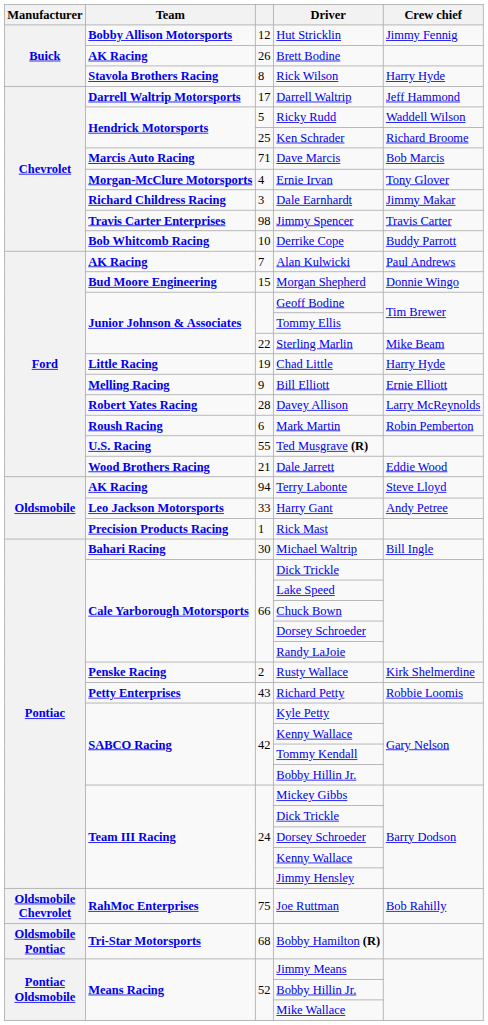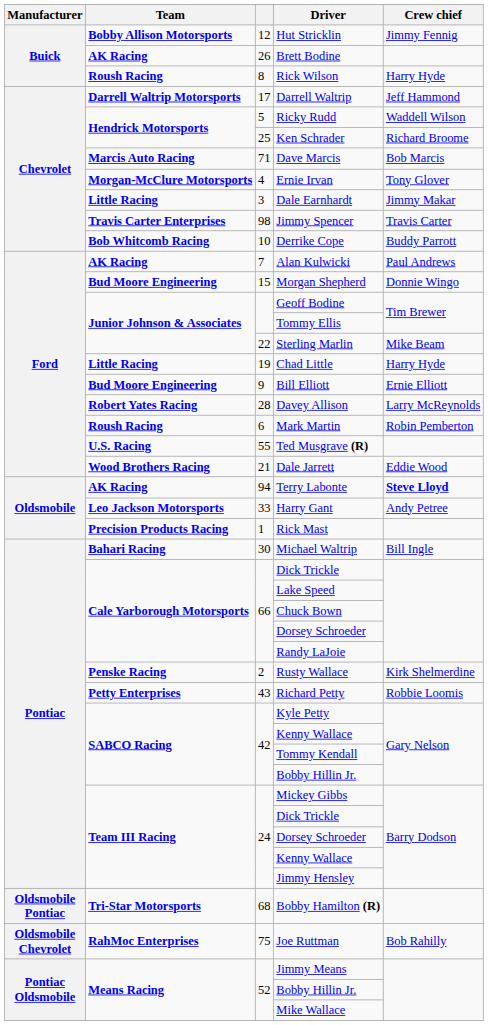(153, 76) Stavola Brothers Racing -> (125, 76) Roush Racing
(157, 199) Richard Childress Racing -> (123, 199) Little Racing
(129, 384) Melling Racing -> (153, 384) Bud Moore Engineering
(416, 487) normal -> (417, 487) bold
rows swapped: (264, 906) <-> (264, 941)
